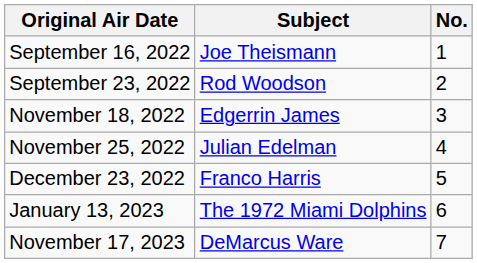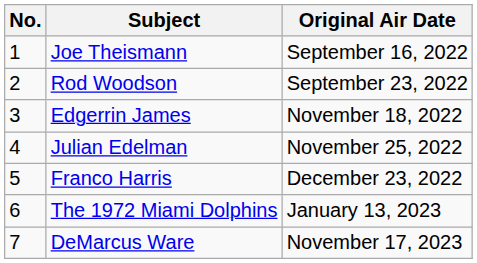columns swapped: (452, 20) <-> (100, 20)
